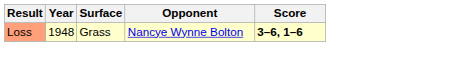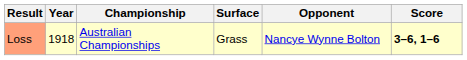+ column: (145, 13)
(61, 32) 1948 -> (61, 38) 1918
